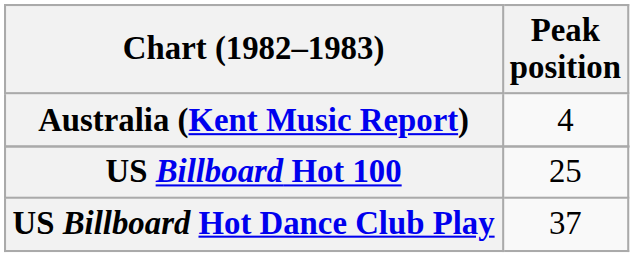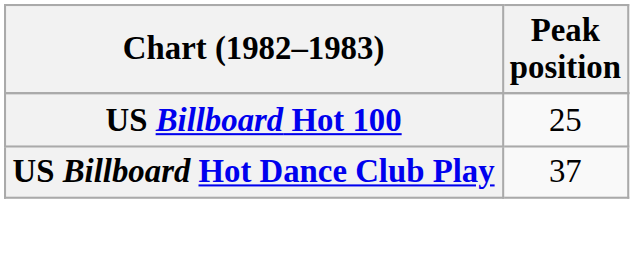- row: (254, 119)
